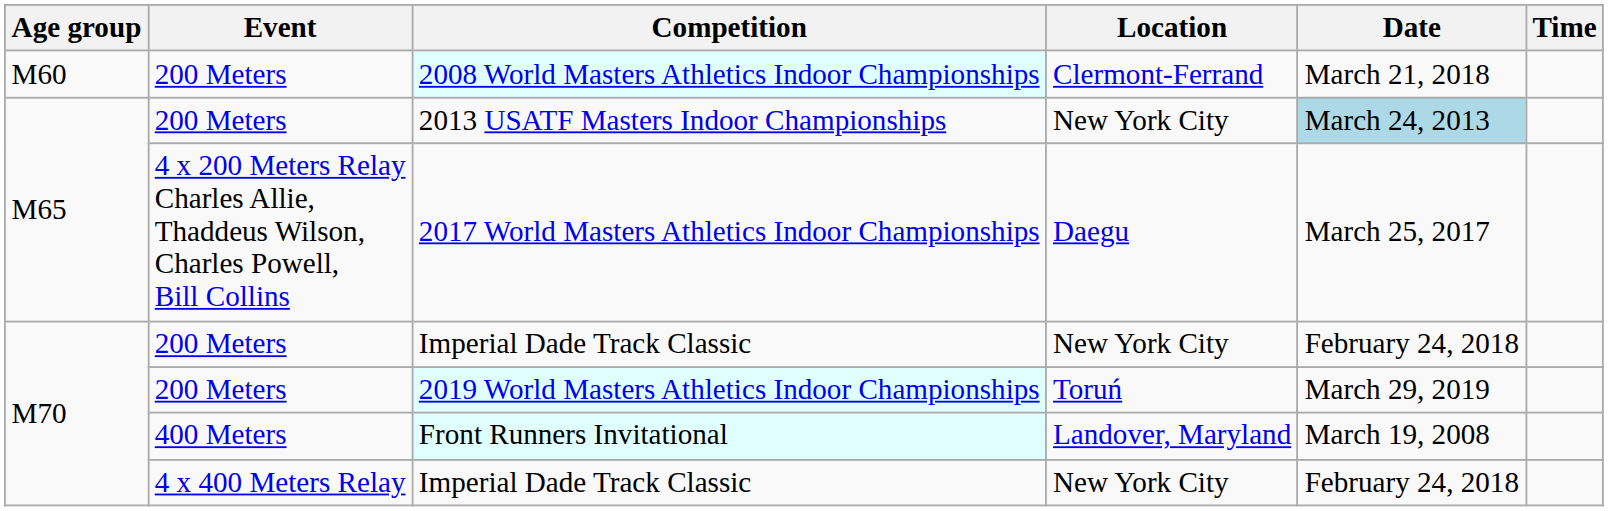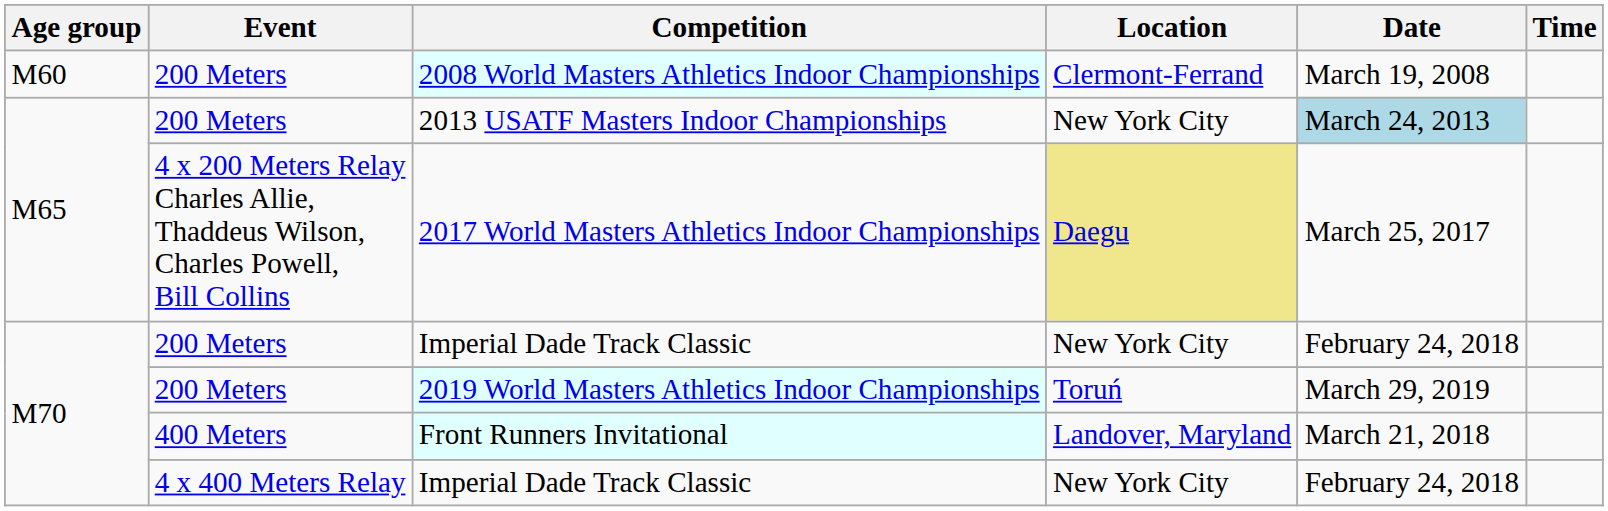(1397, 73) March 21, 2018 -> (1397, 73) March 19, 2008
(1091, 231) no background -> (1091, 231) khaki background
(1397, 435) March 19, 2008 -> (1397, 435) March 21, 2018
